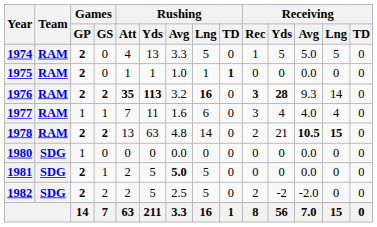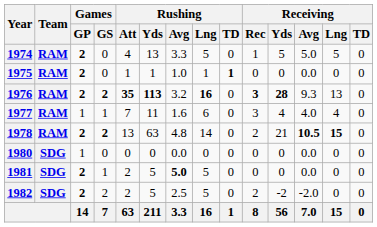(336, 93) 14 -> (336, 93) 13
